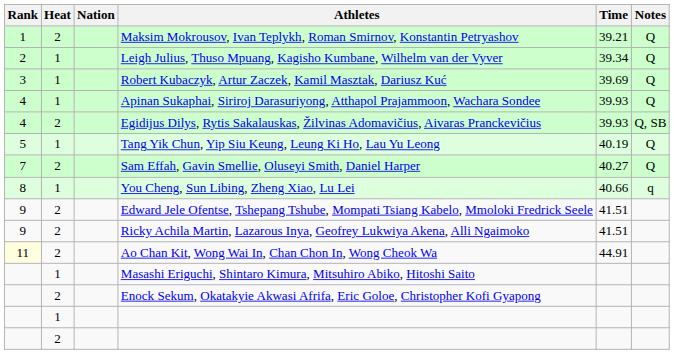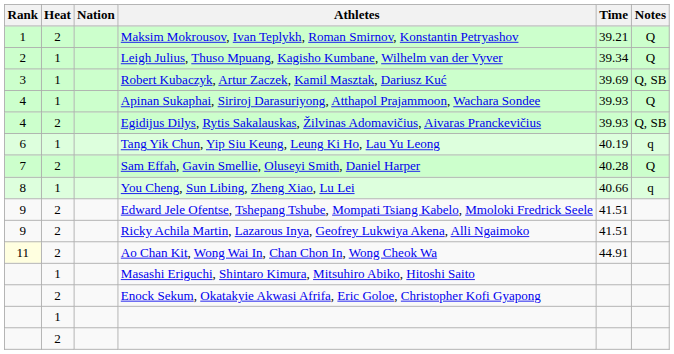(650, 80) Q -> (650, 80) Q, SB
(23, 144) 5 -> (23, 144) 6
(650, 144) Q -> (650, 144) q
(614, 166) 40.27 -> (614, 166) 40.28
